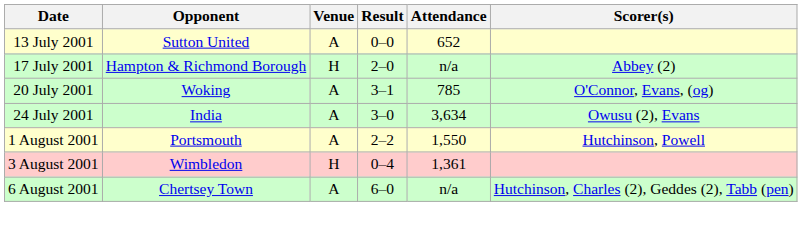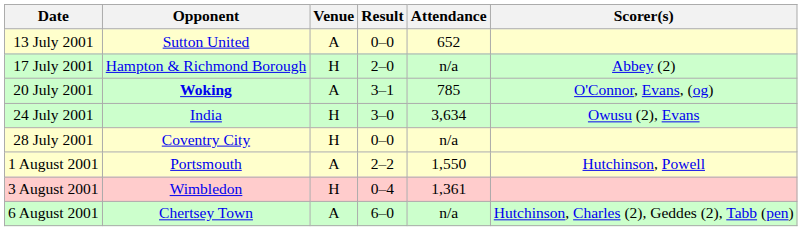(206, 90) normal -> (206, 90) bold
(334, 115) A -> (334, 115) H
+ row: (53, 139)
